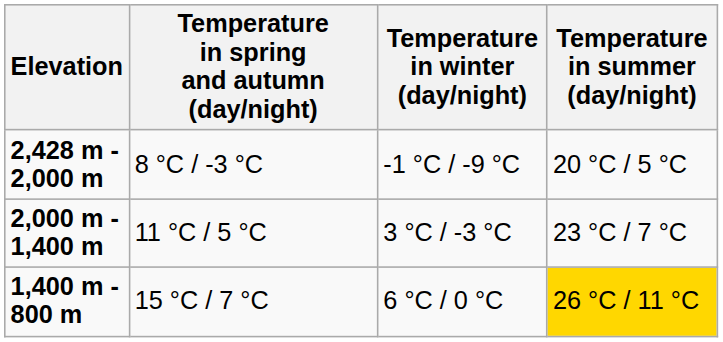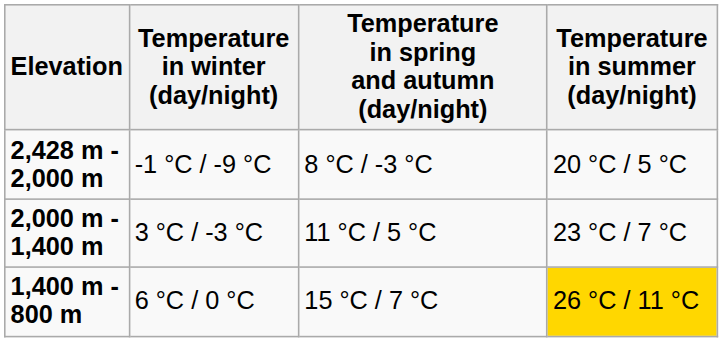columns swapped: (462, 67) <-> (253, 67)
